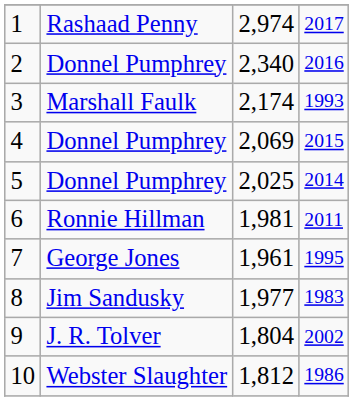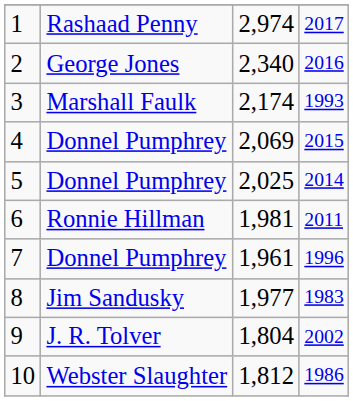(136, 63) Donnel Pumphrey -> (113, 63) George Jones
(113, 258) George Jones -> (136, 258) Donnel Pumphrey
(324, 258) 1995 -> (324, 258) 1996
